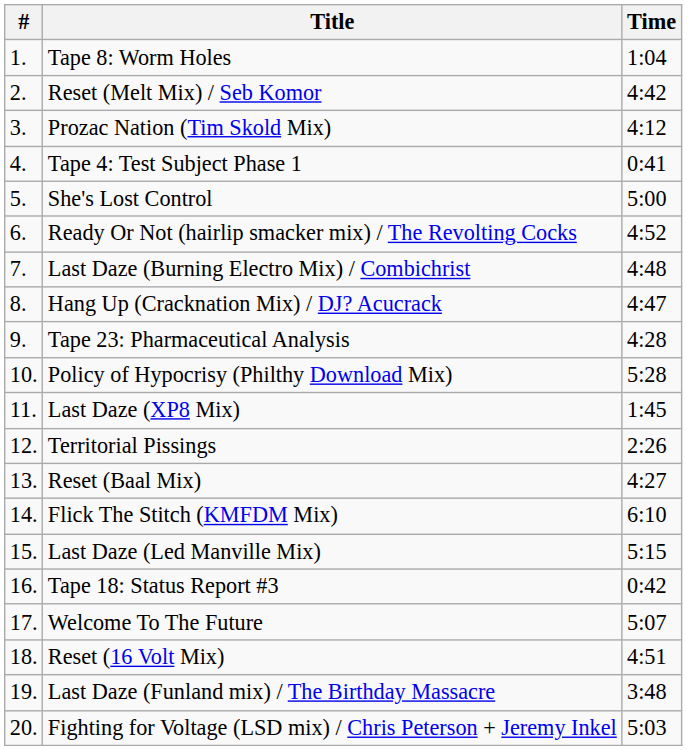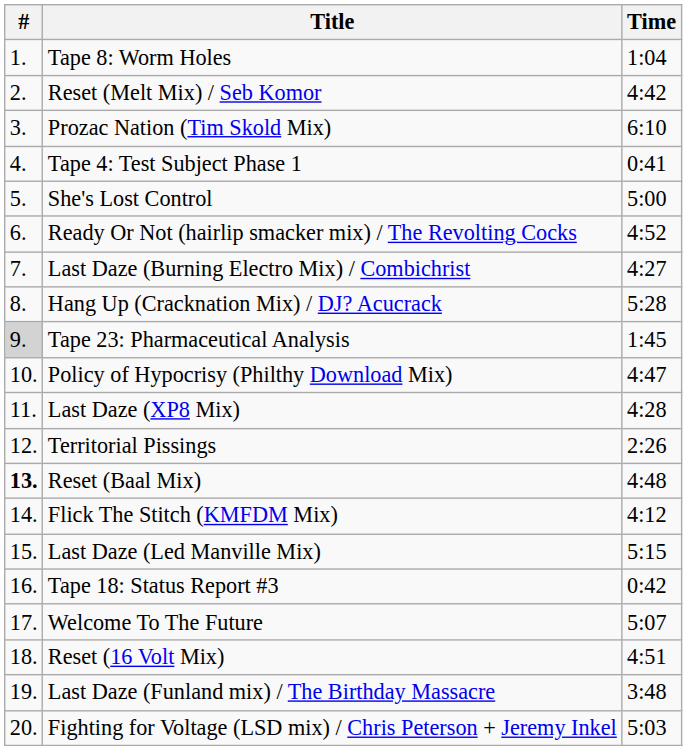(647, 127) 4:12 -> (647, 127) 6:10
(647, 269) 4:48 -> (647, 269) 4:27
(647, 304) 4:47 -> (647, 304) 5:28
(18, 339) no background -> (18, 339) lightgrey background
(647, 339) 4:28 -> (647, 339) 1:45
(647, 374) 5:28 -> (647, 374) 4:47
(647, 410) 1:45 -> (647, 410) 4:28
(24, 480) normal -> (24, 480) bold
(647, 480) 4:27 -> (647, 480) 4:48
(647, 515) 6:10 -> (647, 515) 4:12
